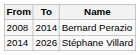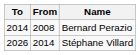columns swapped: (19, 12) <-> (46, 12)
